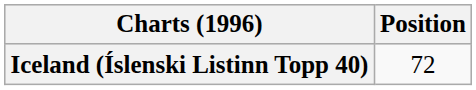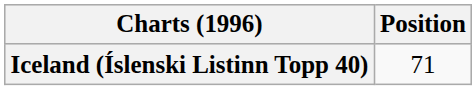(423, 63) 72 -> (423, 63) 71
